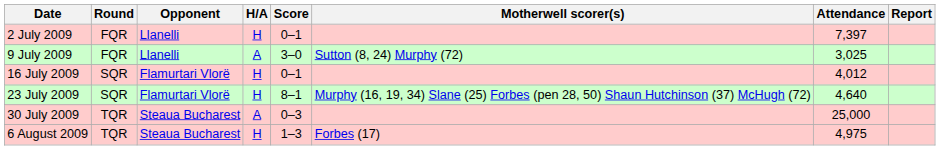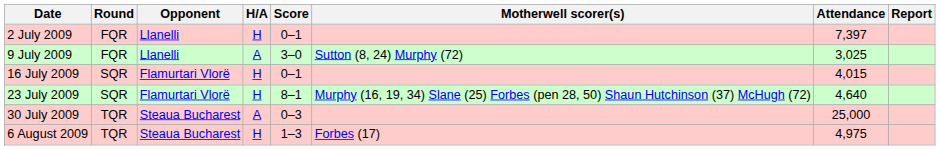(851, 74) 4,012 -> (851, 74) 4,015
